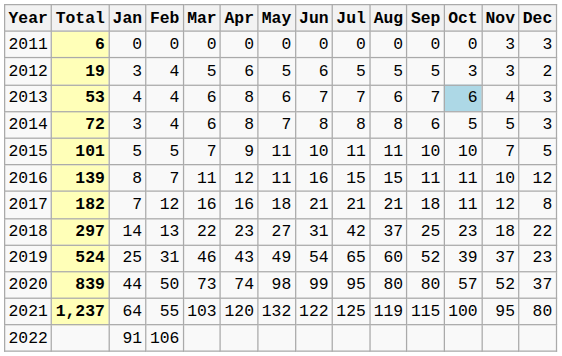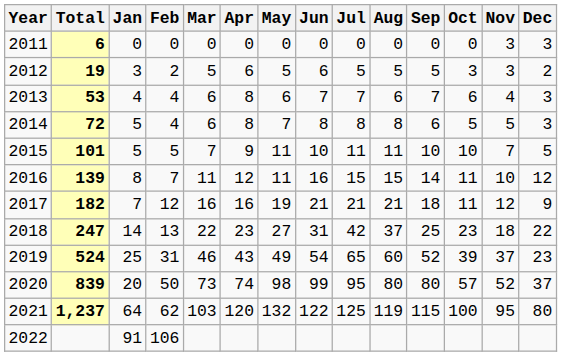(174, 71) 4 -> (174, 71) 2
(473, 98) lightblue background -> (473, 98) no background
(137, 125) 3 -> (137, 125) 5
(431, 178) 11 -> (431, 178) 14
(281, 205) 18 -> (281, 205) 19
(547, 205) 8 -> (547, 205) 9
(90, 232) 297 -> (90, 232) 247
(132, 285) 44 -> (132, 285) 20
(170, 312) 55 -> (170, 312) 62
